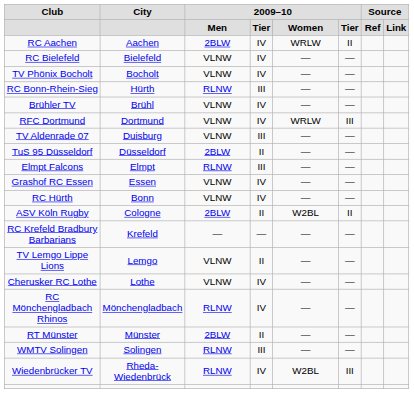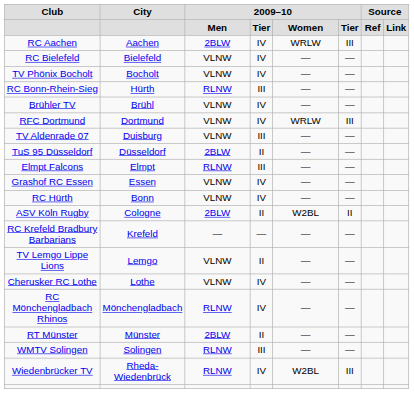(350, 43) II -> (350, 43) III
